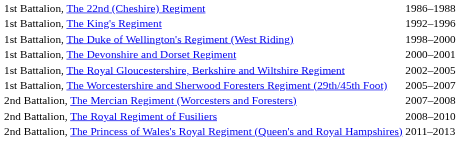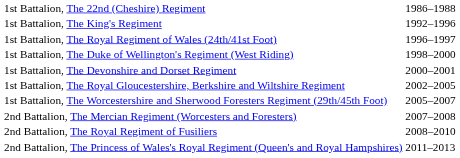+ row: (140, 39)
